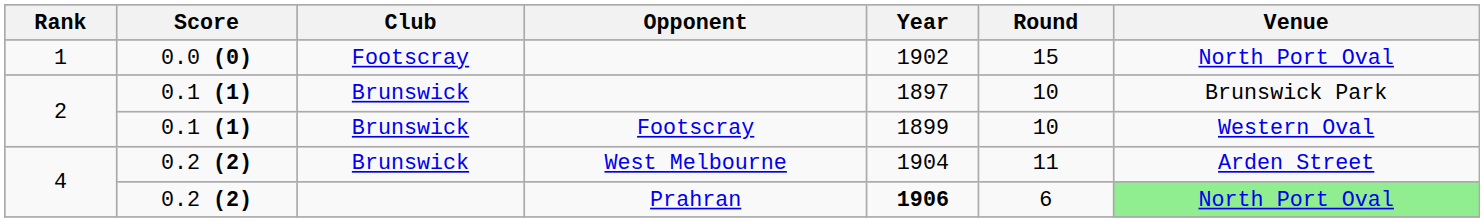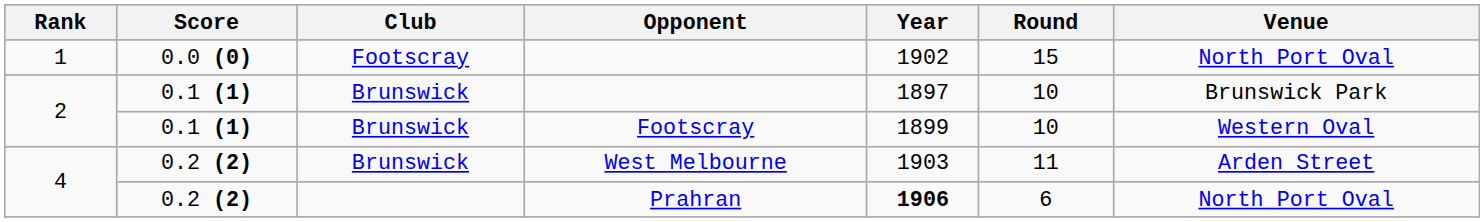(923, 164) 1904 -> (923, 164) 1903
(1296, 199) lightgreen background -> (1296, 199) no background
